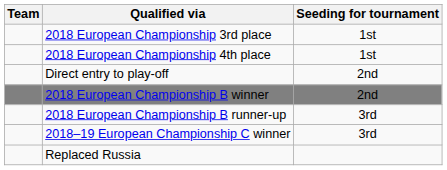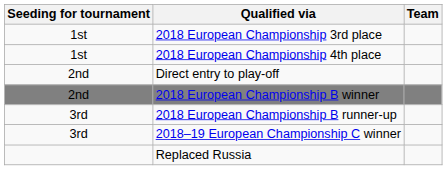columns swapped: (23, 14) <-> (368, 14)
